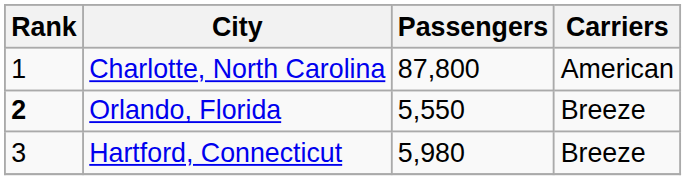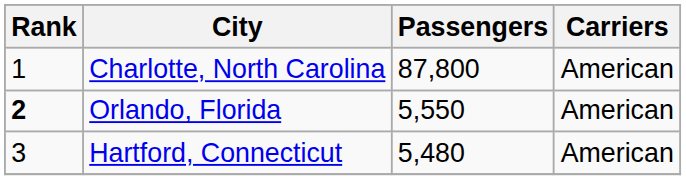(603, 111) Breeze -> (617, 111) American
(431, 153) 5,980 -> (431, 153) 5,480
(603, 153) Breeze -> (617, 153) American
